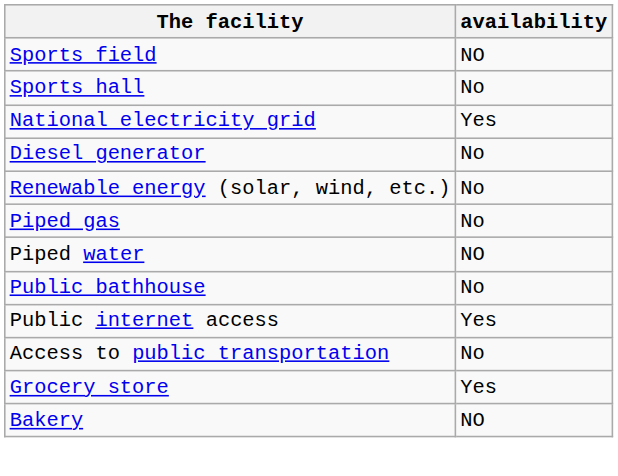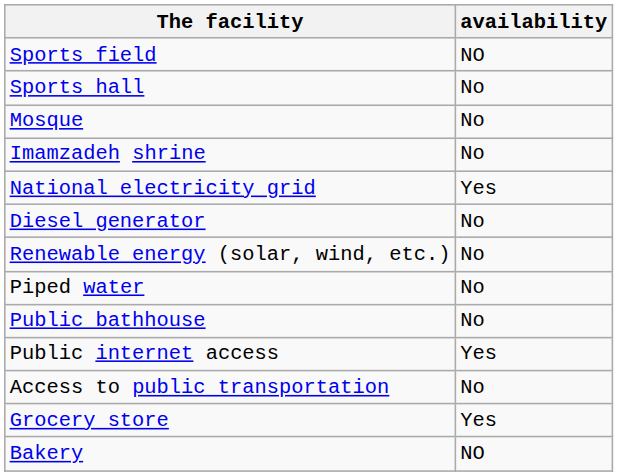+ row: (46, 121)
+ row: (108, 154)
- row: (65, 221)
(473, 254) NO -> (473, 288) No
